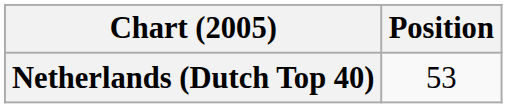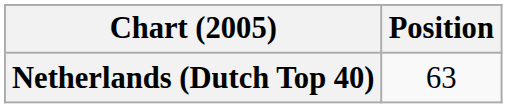(441, 77) 53 -> (441, 77) 63
